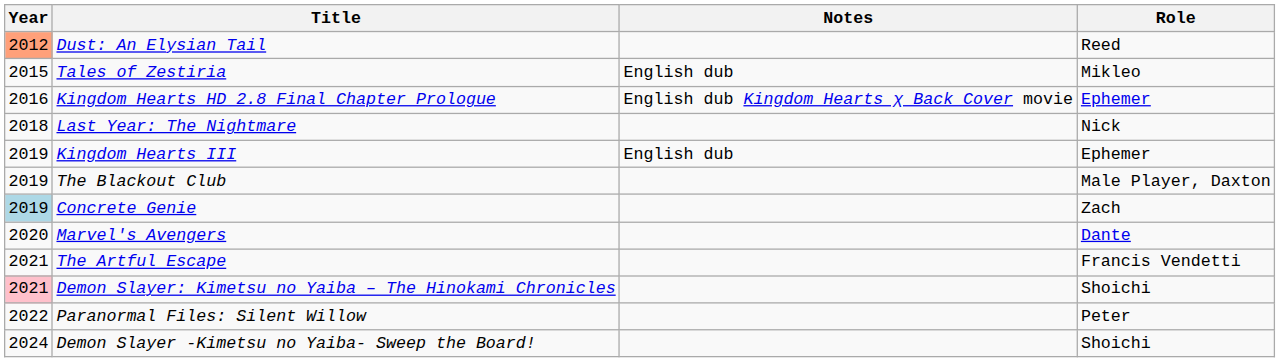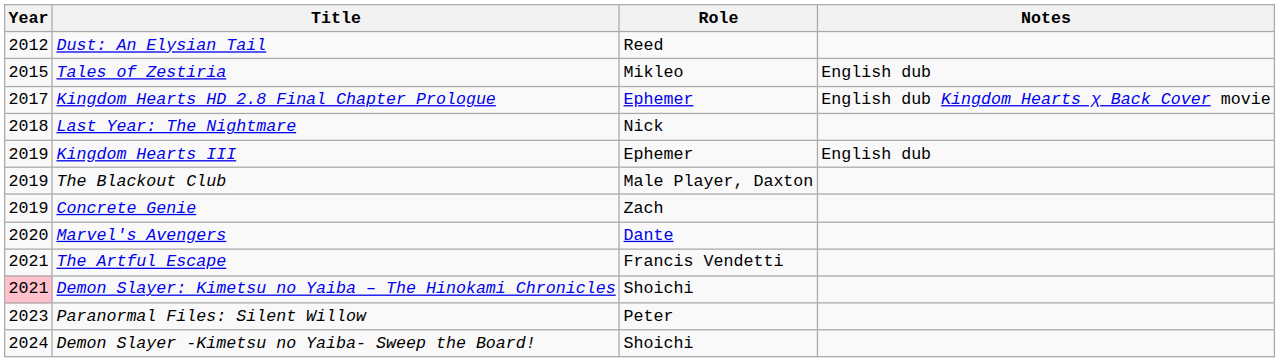columns swapped: (1176, 18) <-> (848, 18)
(29, 45) lightsalmon background -> (29, 45) no background
(29, 100) 2016 -> (29, 100) 2017
(29, 208) lightblue background -> (29, 208) no background
(29, 317) 2022 -> (29, 317) 2023
